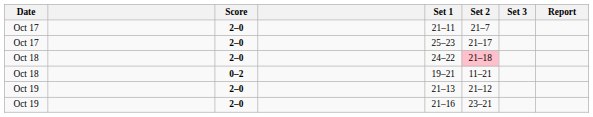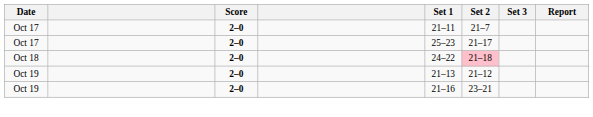- row: (26, 74)
